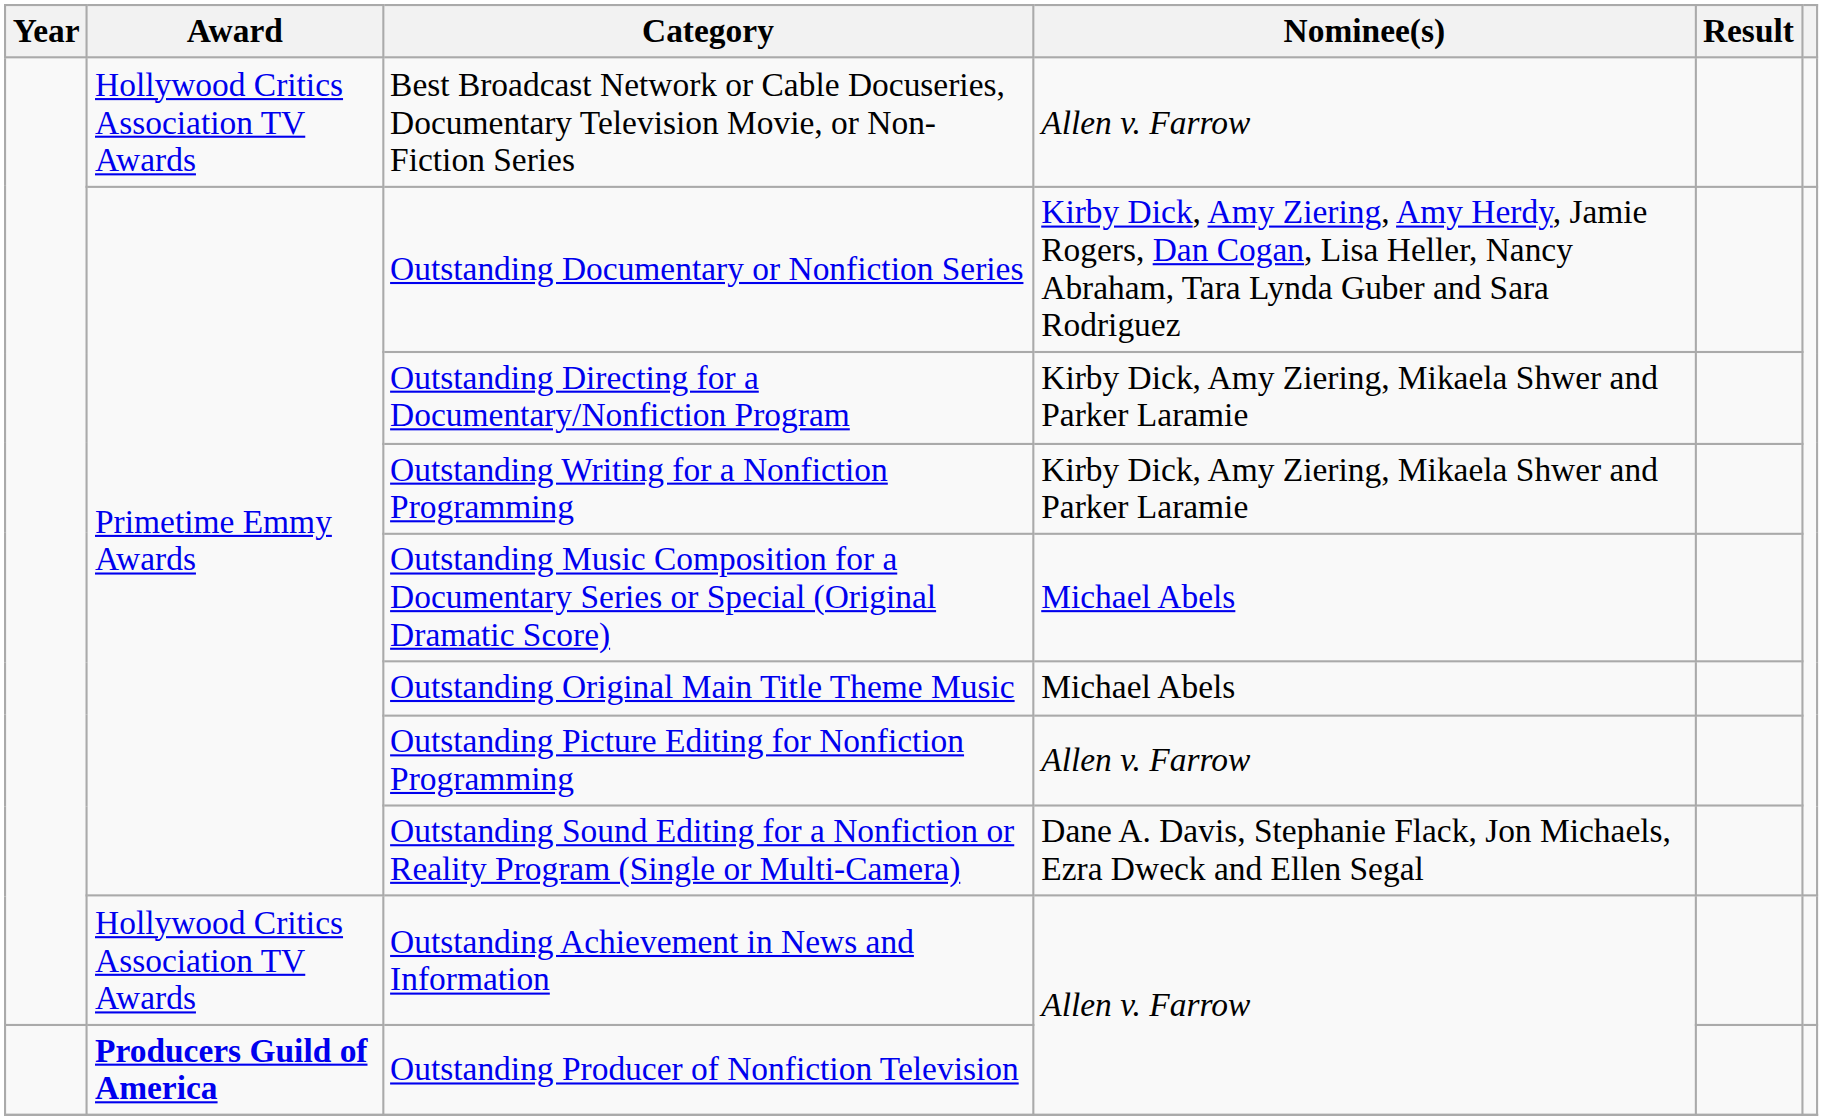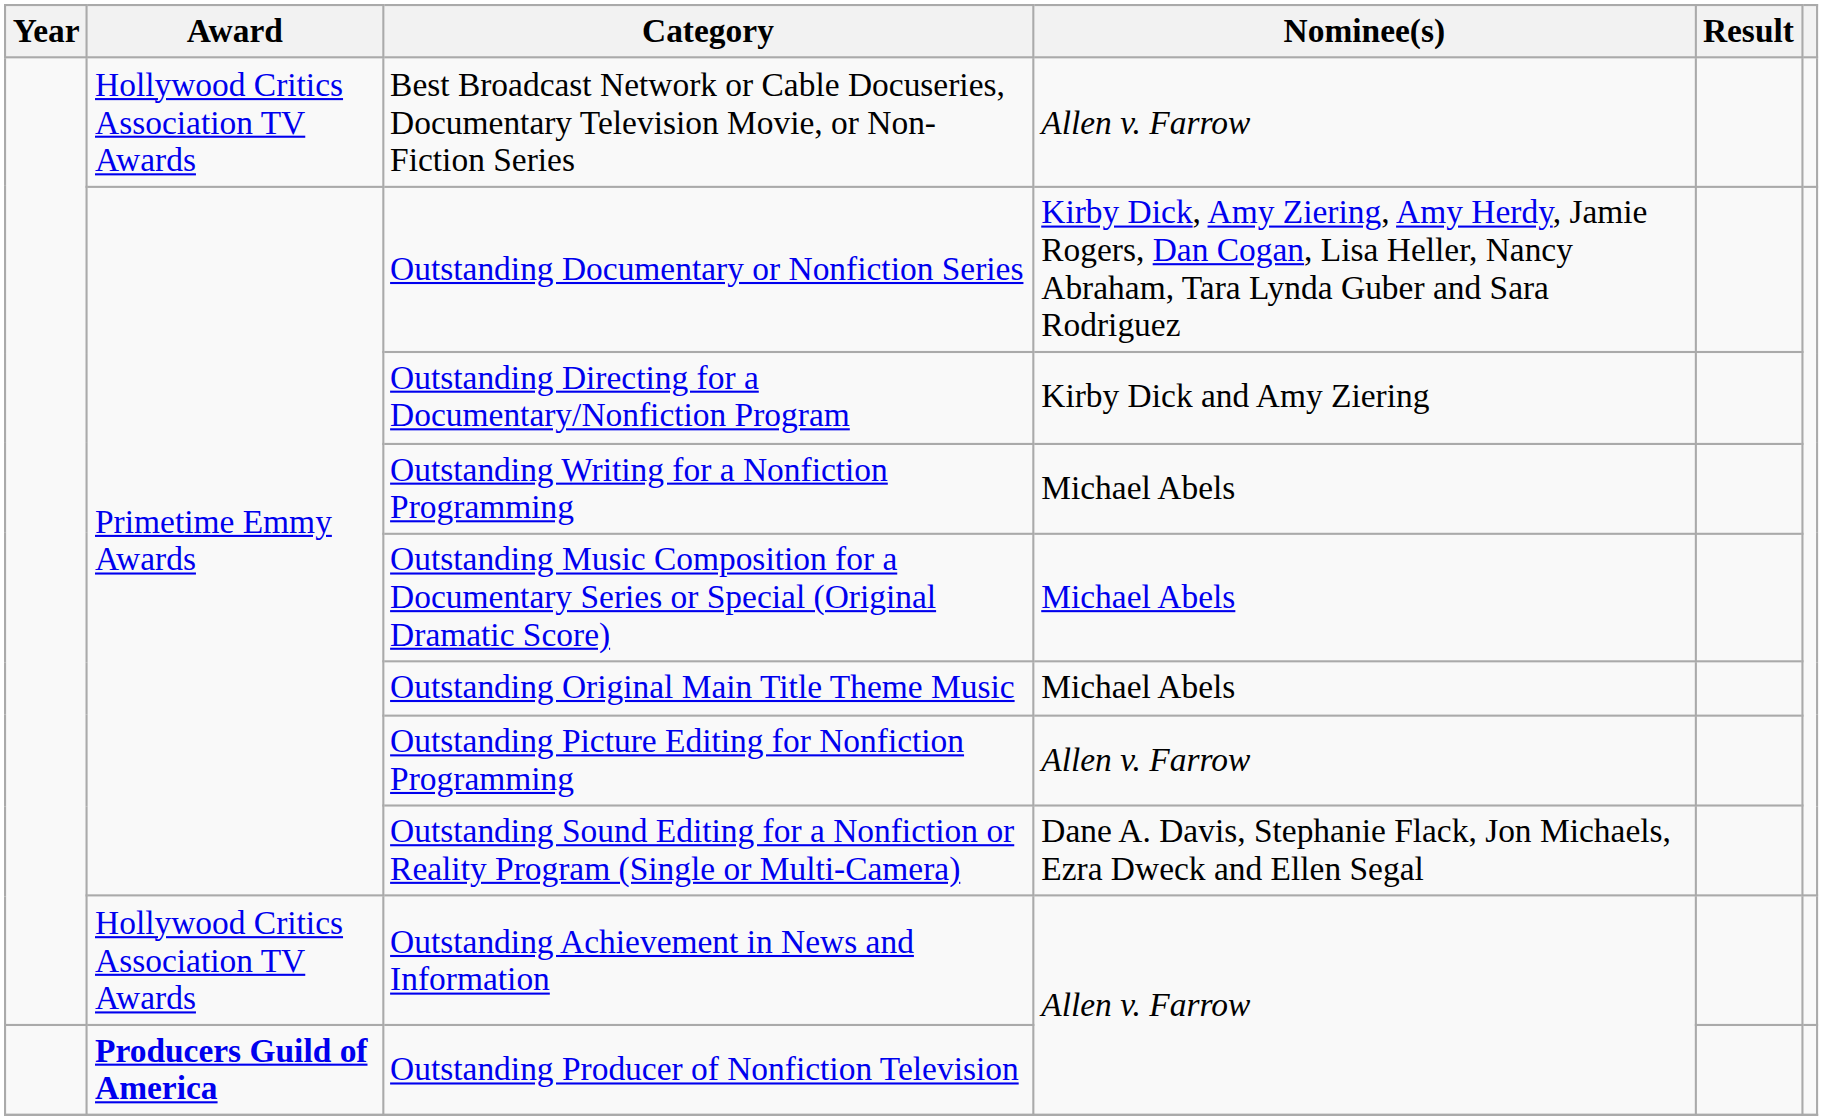(1350, 397) Kirby Dick, Amy Ziering, Mikaela Shwer and Parker Laramie -> (1235, 397) Kirby Dick and Amy Ziering
(1350, 487) Kirby Dick, Amy Ziering, Mikaela Shwer and Parker Laramie -> (1138, 487) Michael Abels
